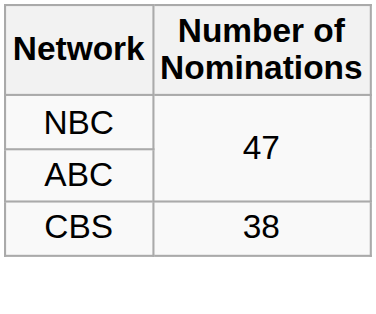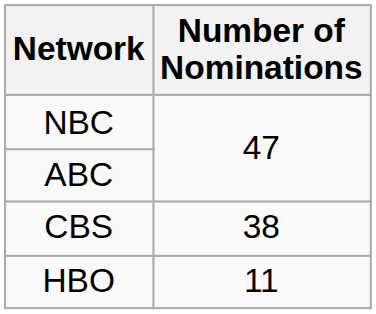+ row: (79, 280)
